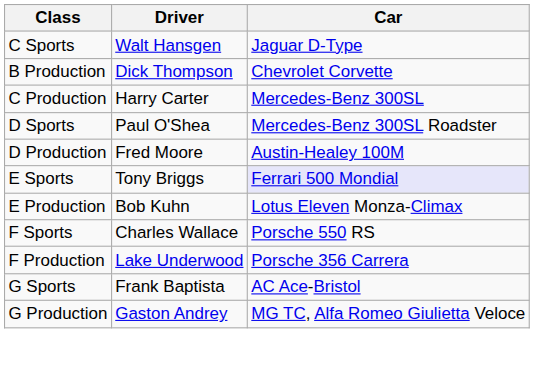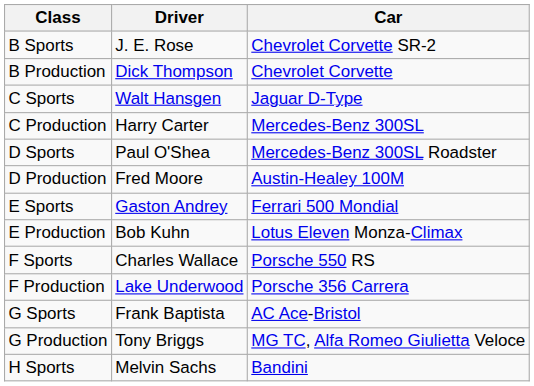+ row: (41, 44)
rows swapped: (57, 71) <-> (41, 44)
(160, 179) Tony Briggs -> (171, 206) Gaston Andrey
(325, 179) lavender background -> (325, 206) no background
(171, 313) Gaston Andrey -> (160, 340) Tony Briggs
+ row: (41, 367)
